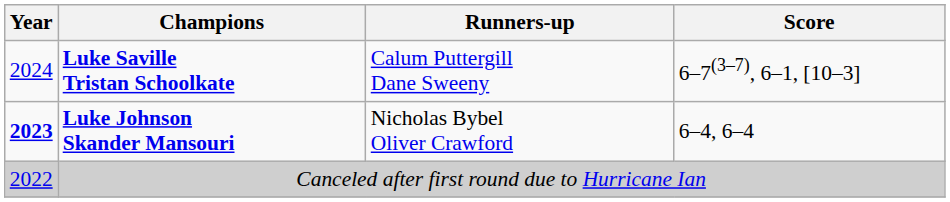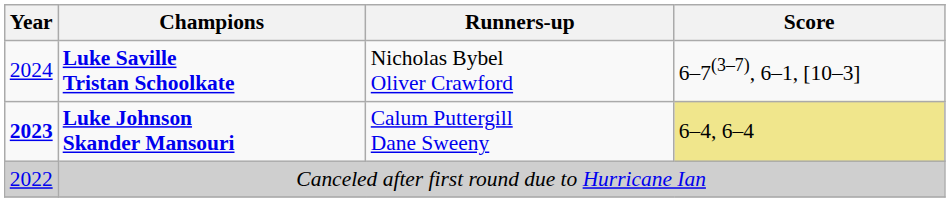(442, 70) Calum Puttergill Dane Sweeny -> (442, 70) Nicholas Bybel Oliver Crawford
(442, 131) Nicholas Bybel Oliver Crawford -> (442, 131) Calum Puttergill Dane Sweeny
(716, 131) no background -> (716, 131) khaki background
